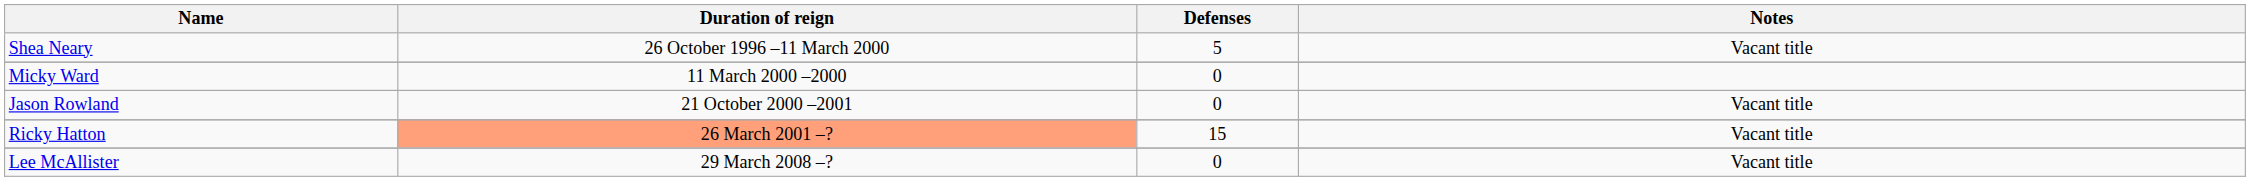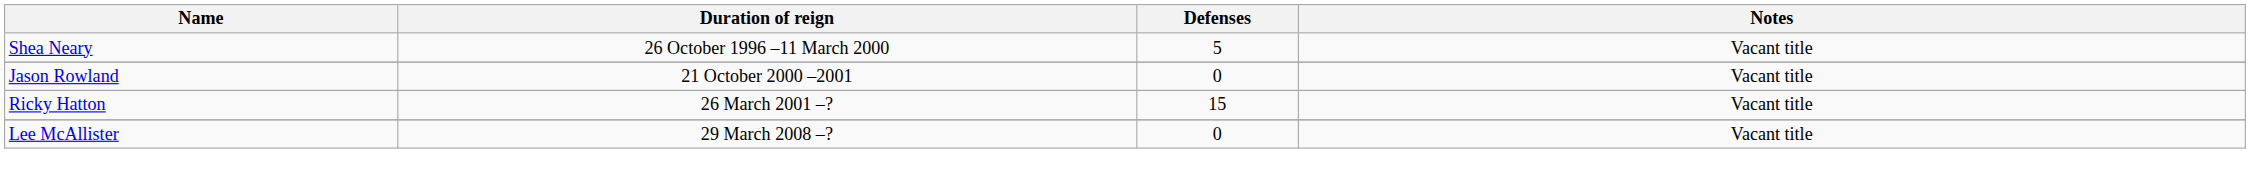- row: (54, 76)
(767, 133) lightsalmon background -> (767, 104) no background
